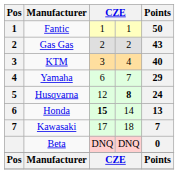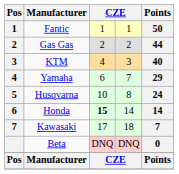(158, 45) 43 -> (158, 45) 44
(102, 61) 3 -> (102, 61) 4
(129, 61) 4 -> (129, 61) 3
(102, 94) 12 -> (102, 94) 10
(129, 94) bold -> (129, 94) normal
(158, 111) 13 -> (158, 111) 14
